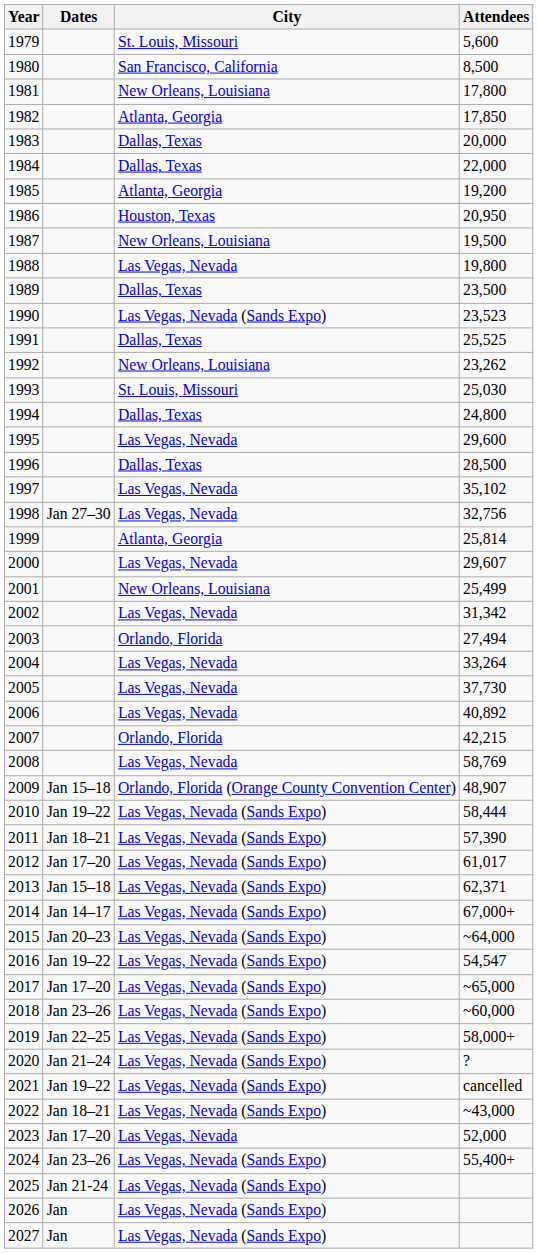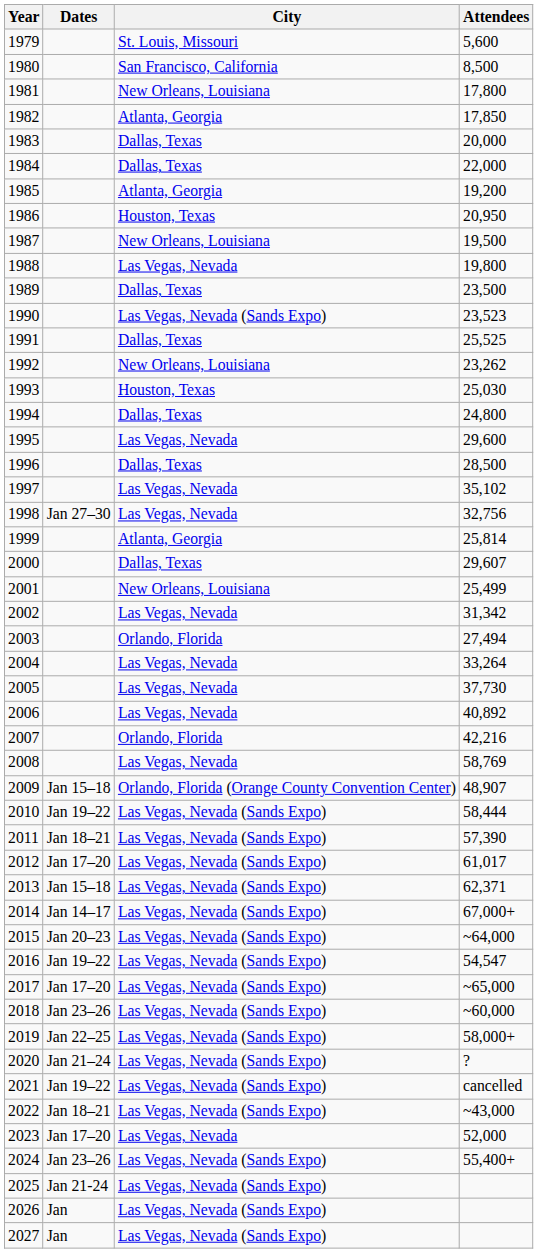(178, 389) St. Louis, Missouri -> (166, 389) Houston, Texas
(178, 564) Las Vegas, Nevada -> (160, 564) Dallas, Texas
(485, 738) 42,215 -> (485, 738) 42,216
